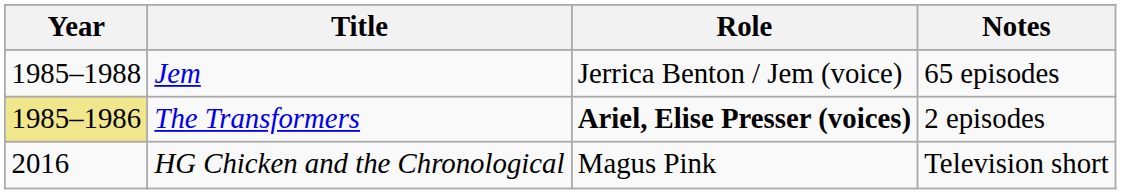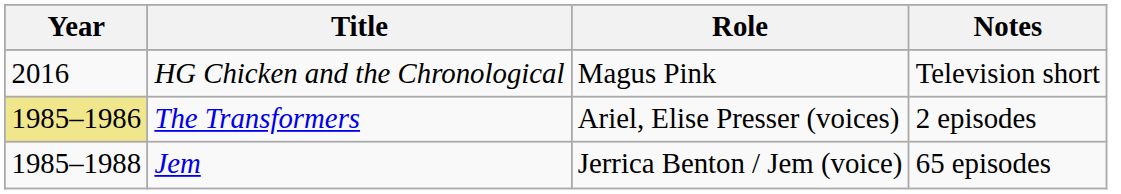rows swapped: (178, 73) <-> (359, 164)
(744, 118) bold -> (739, 118) normal
